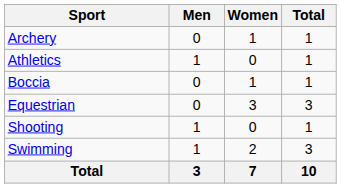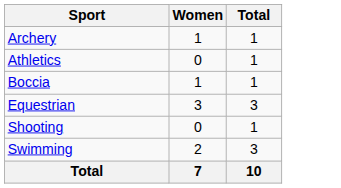- column: (197, 15)
